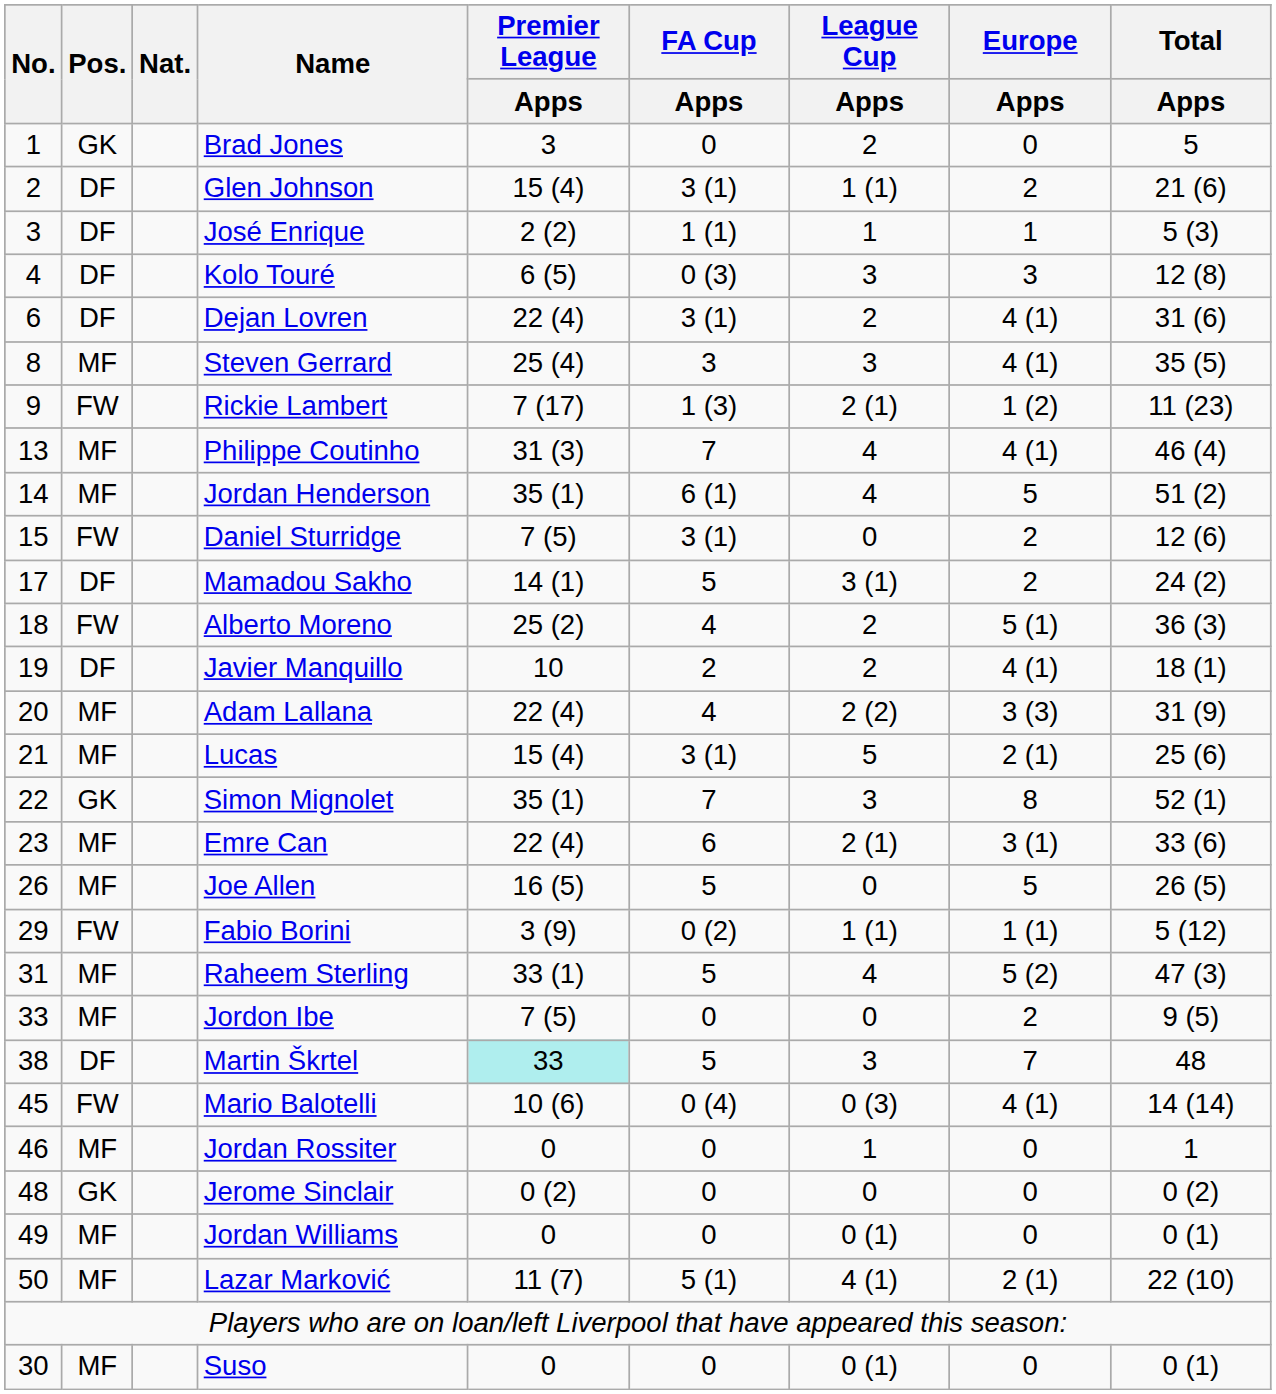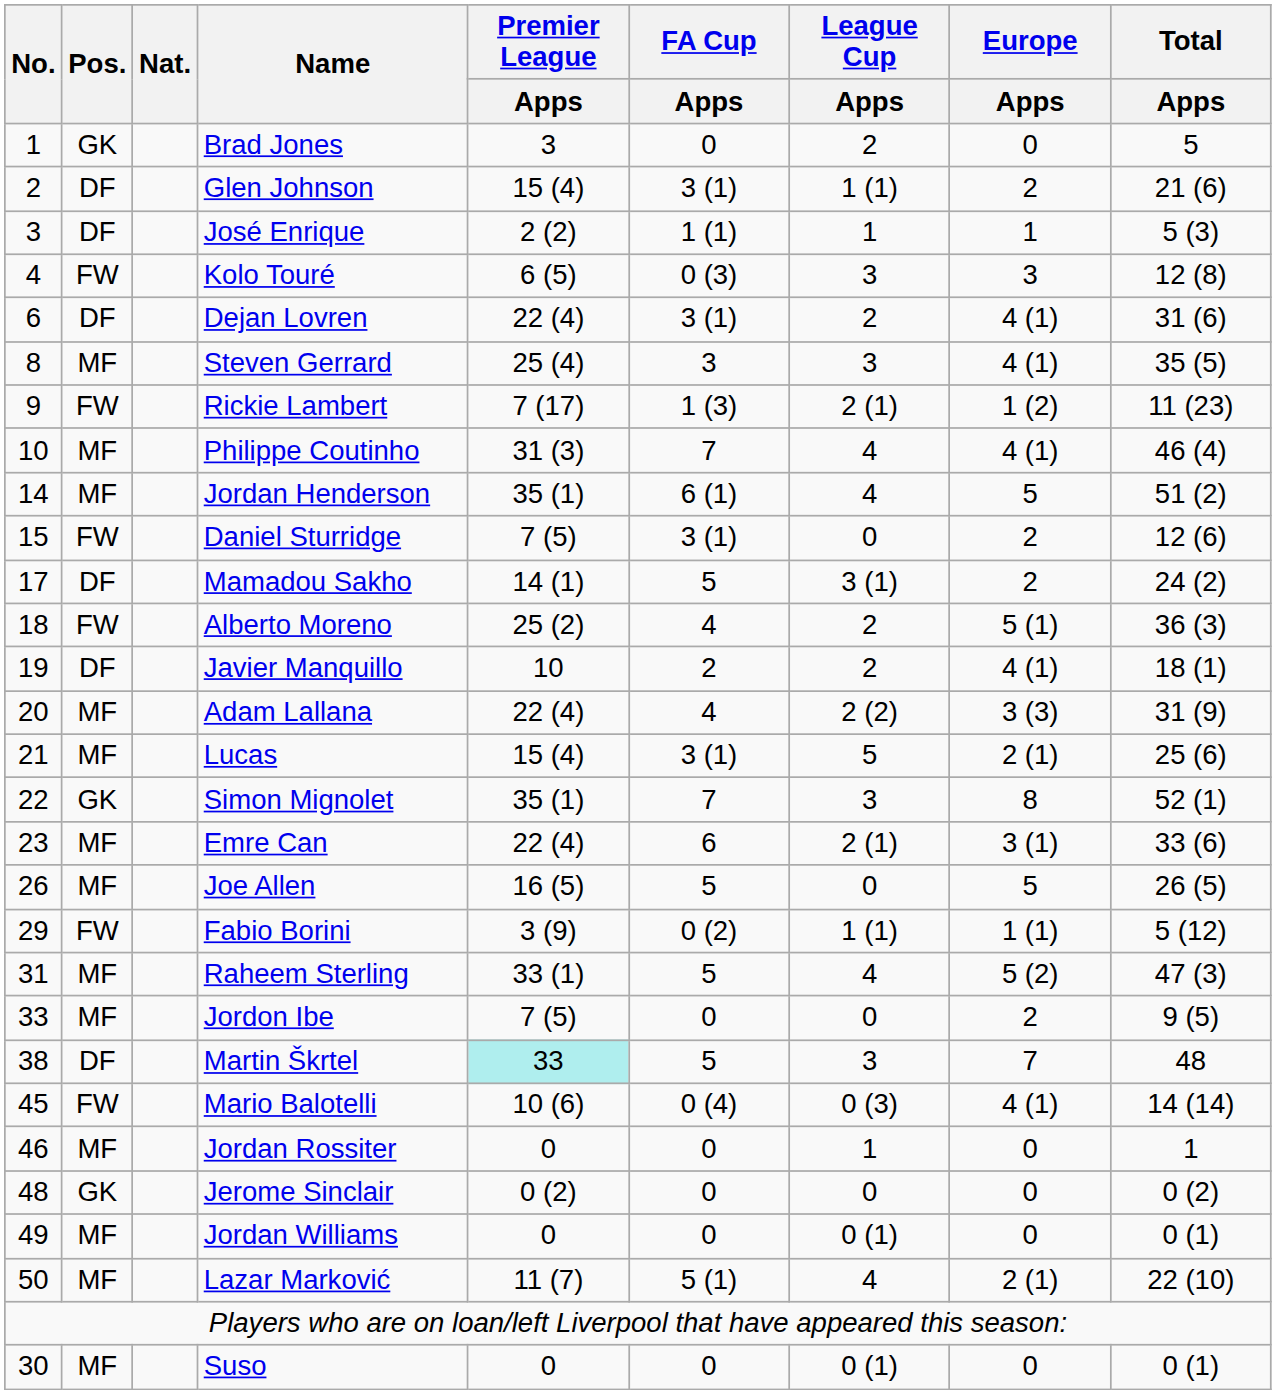(97, 275) DF -> (97, 275) FW
(33, 450) 13 -> (33, 450) 10
(870, 1279) 4 (1) -> (870, 1279) 4
